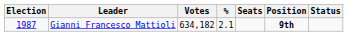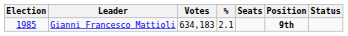(26, 25) 1987 -> (26, 25) 1985
(197, 25) 634,182 -> (197, 25) 634,183
